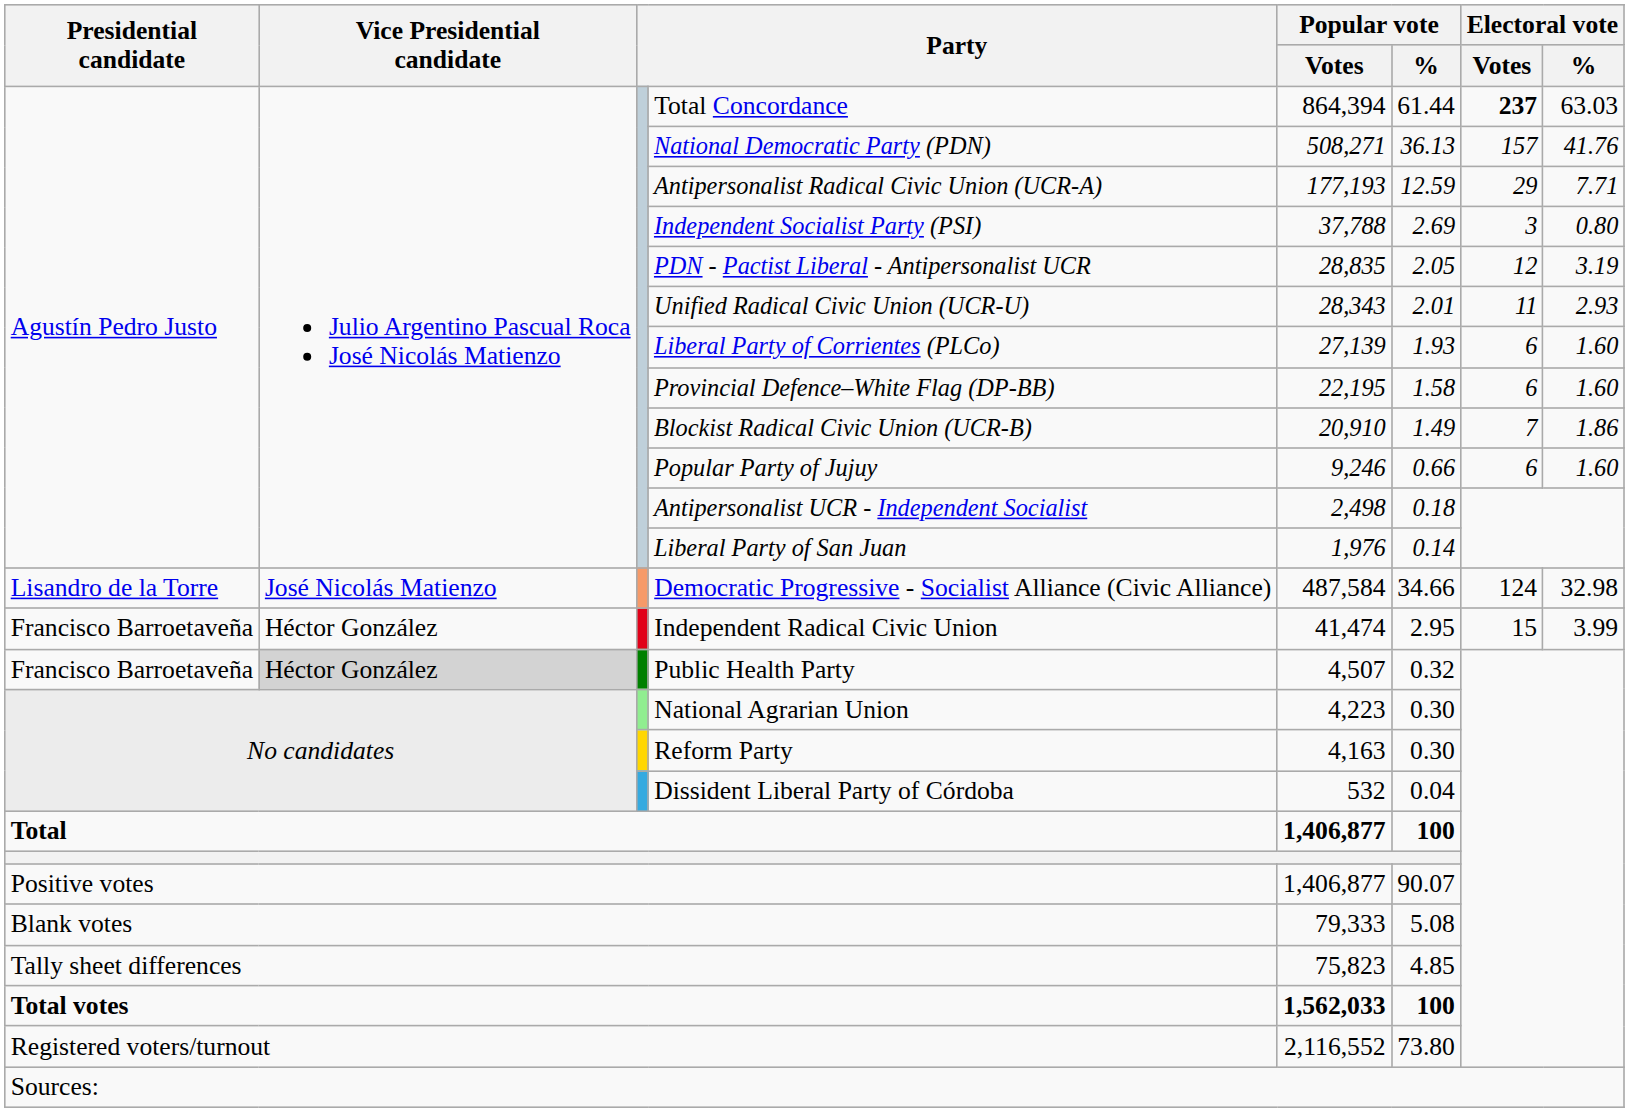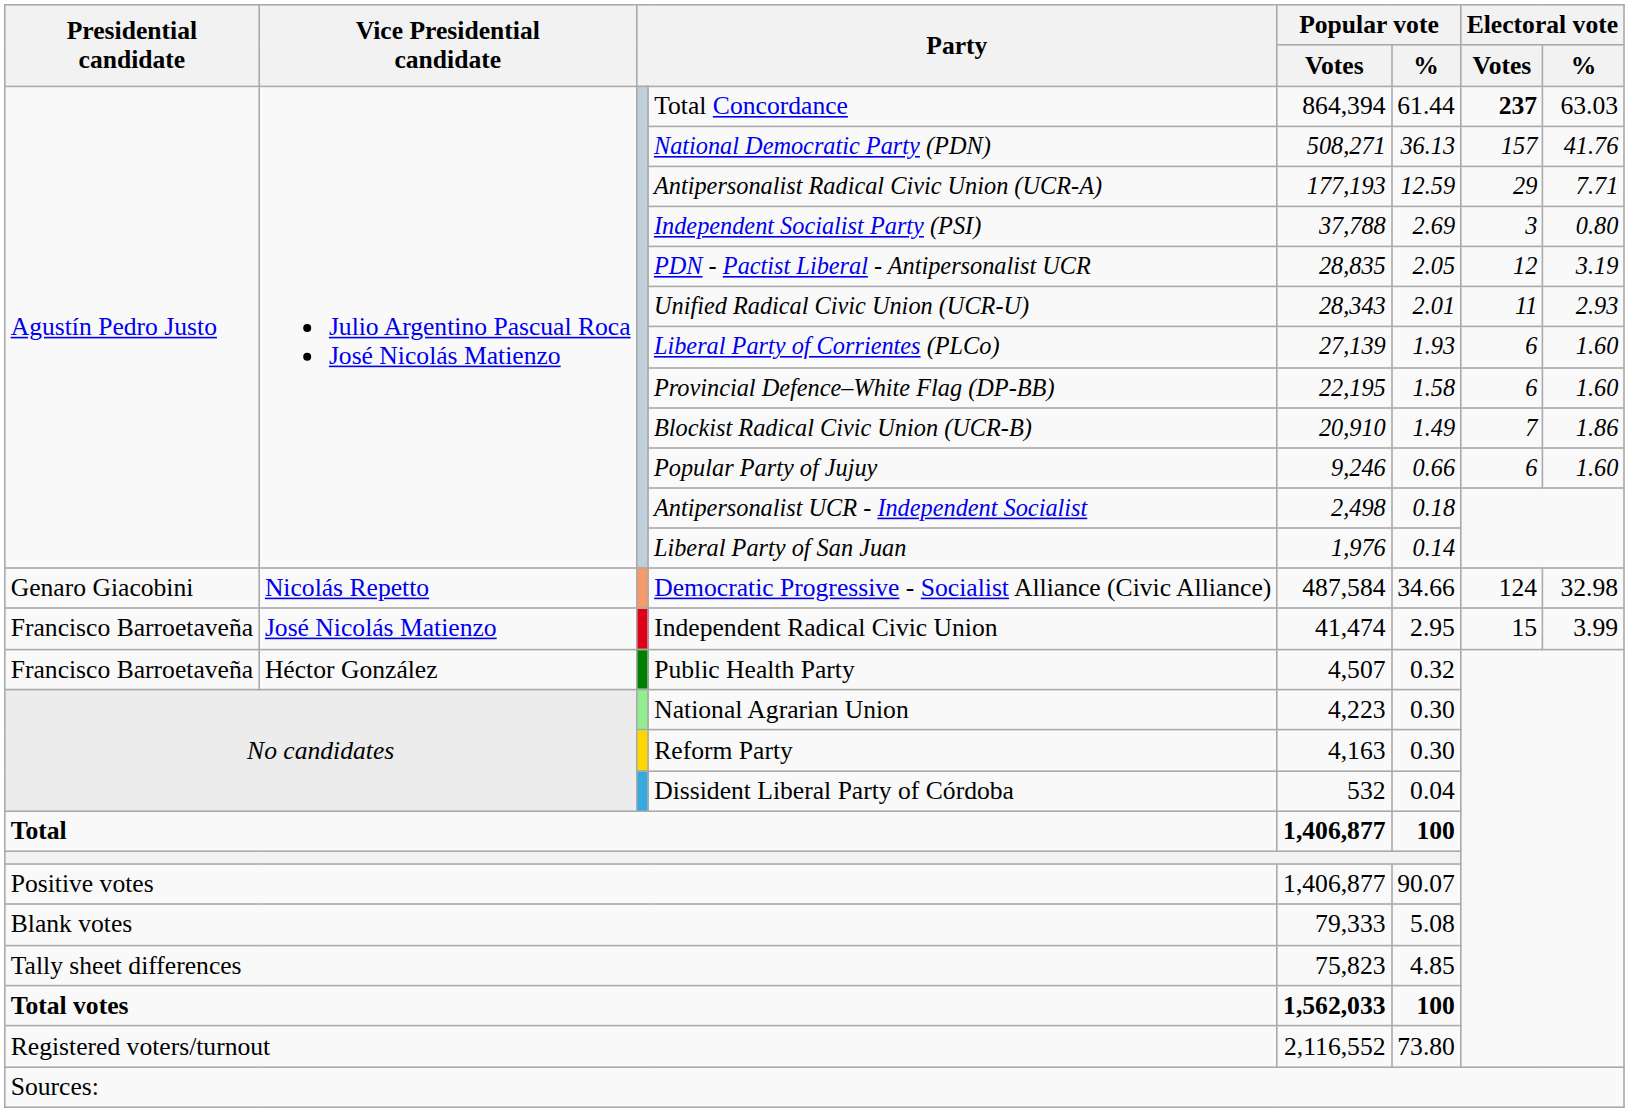(114, 587) Lisandro de la Torre -> (102, 587) Genaro Giacobini
(381, 587) José Nicolás Matienzo -> (347, 587) Nicolás Repetto
(351, 628) Héctor González -> (381, 628) José Nicolás Matienzo
(351, 668) lightgrey background -> (351, 668) no background
